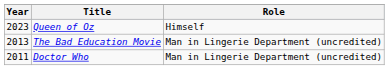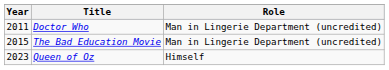rows swapped: (61, 57) <-> (64, 27)
(18, 42) 2013 -> (18, 42) 2015
